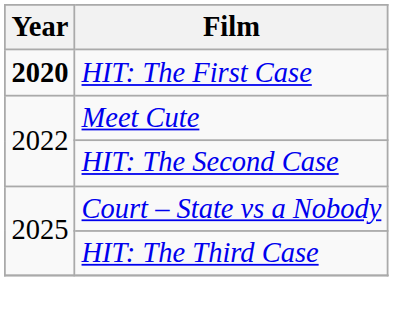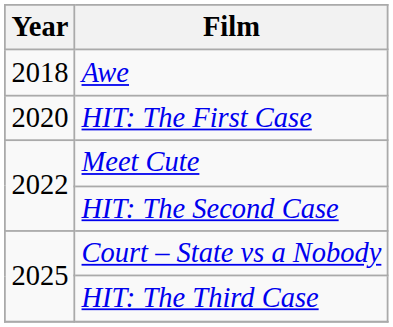+ row: (105, 72)
(40, 72) bold -> (40, 117) normal
